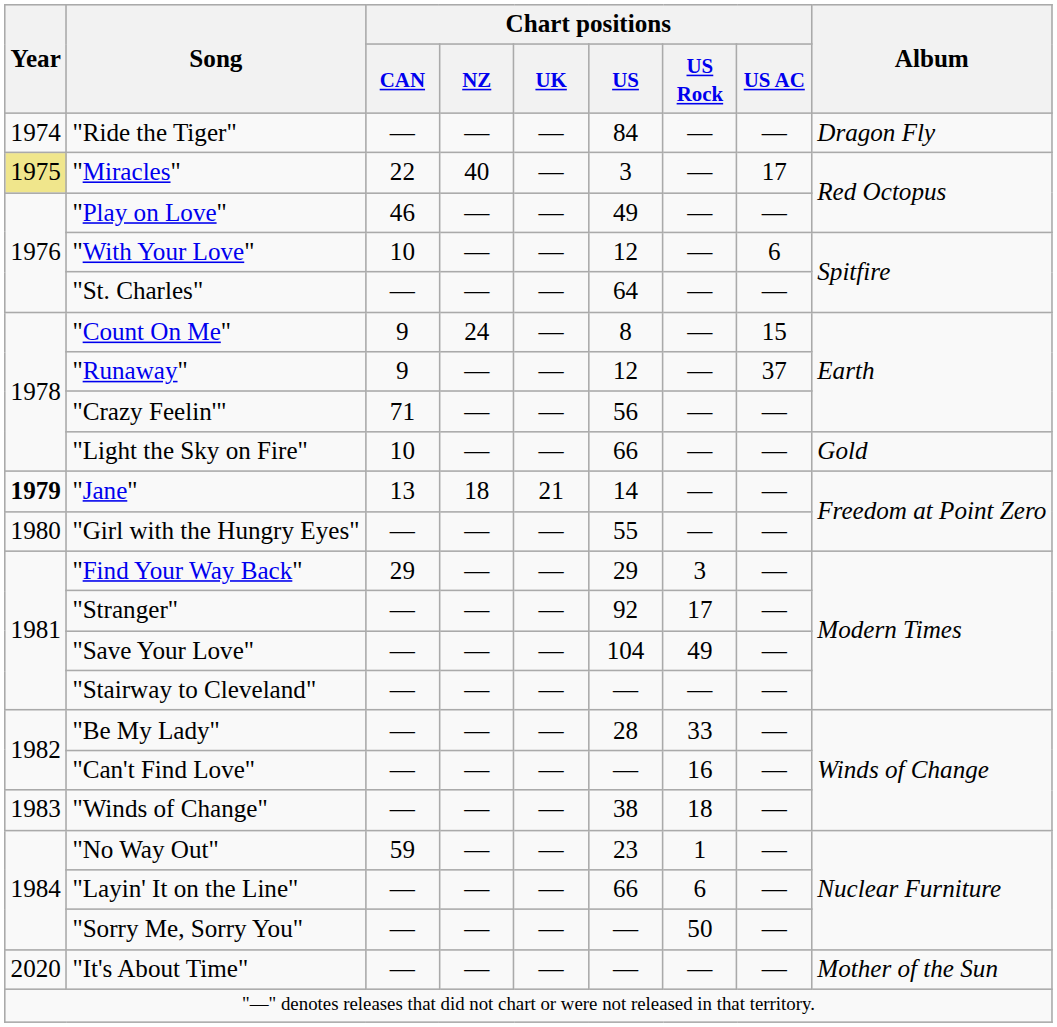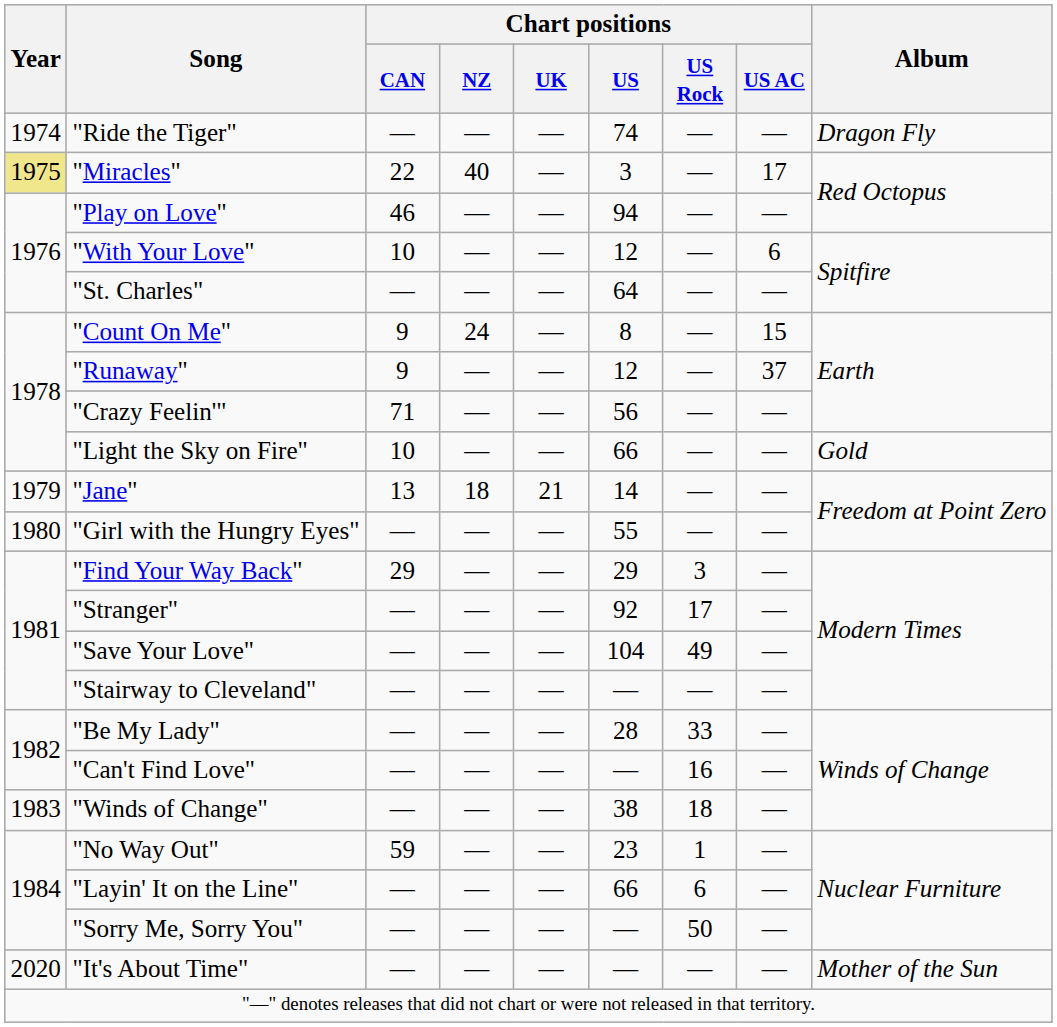(626, 132) 84 -> (626, 132) 74
(626, 212) 49 -> (626, 212) 94
(36, 490) bold -> (36, 490) normal
